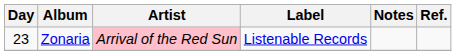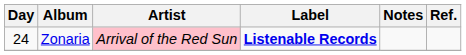(21, 38) 23 -> (21, 38) 24
(305, 38) normal -> (310, 38) bold
